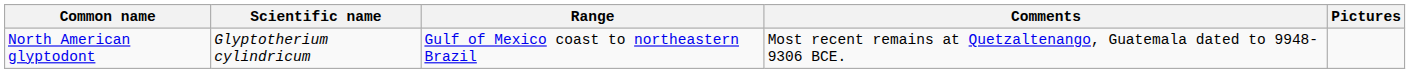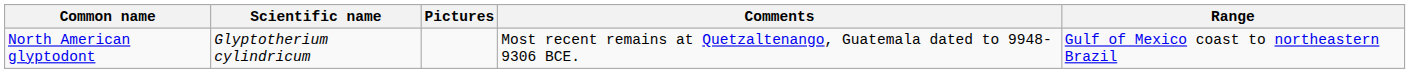columns swapped: (593, 16) <-> (1366, 16)
